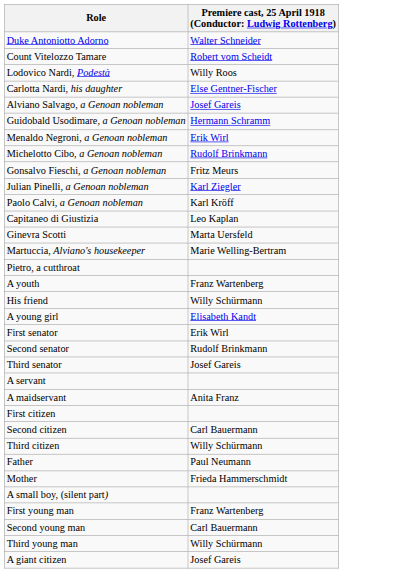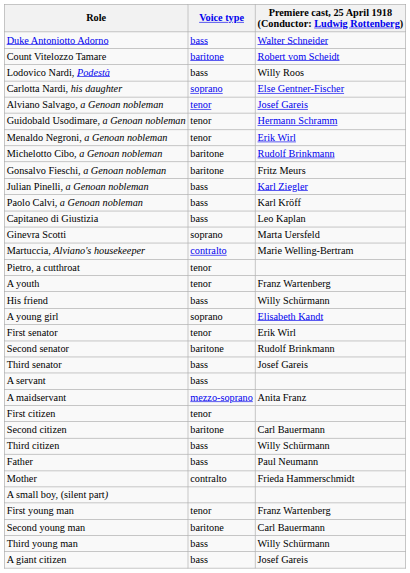+ column: (222, 18)
